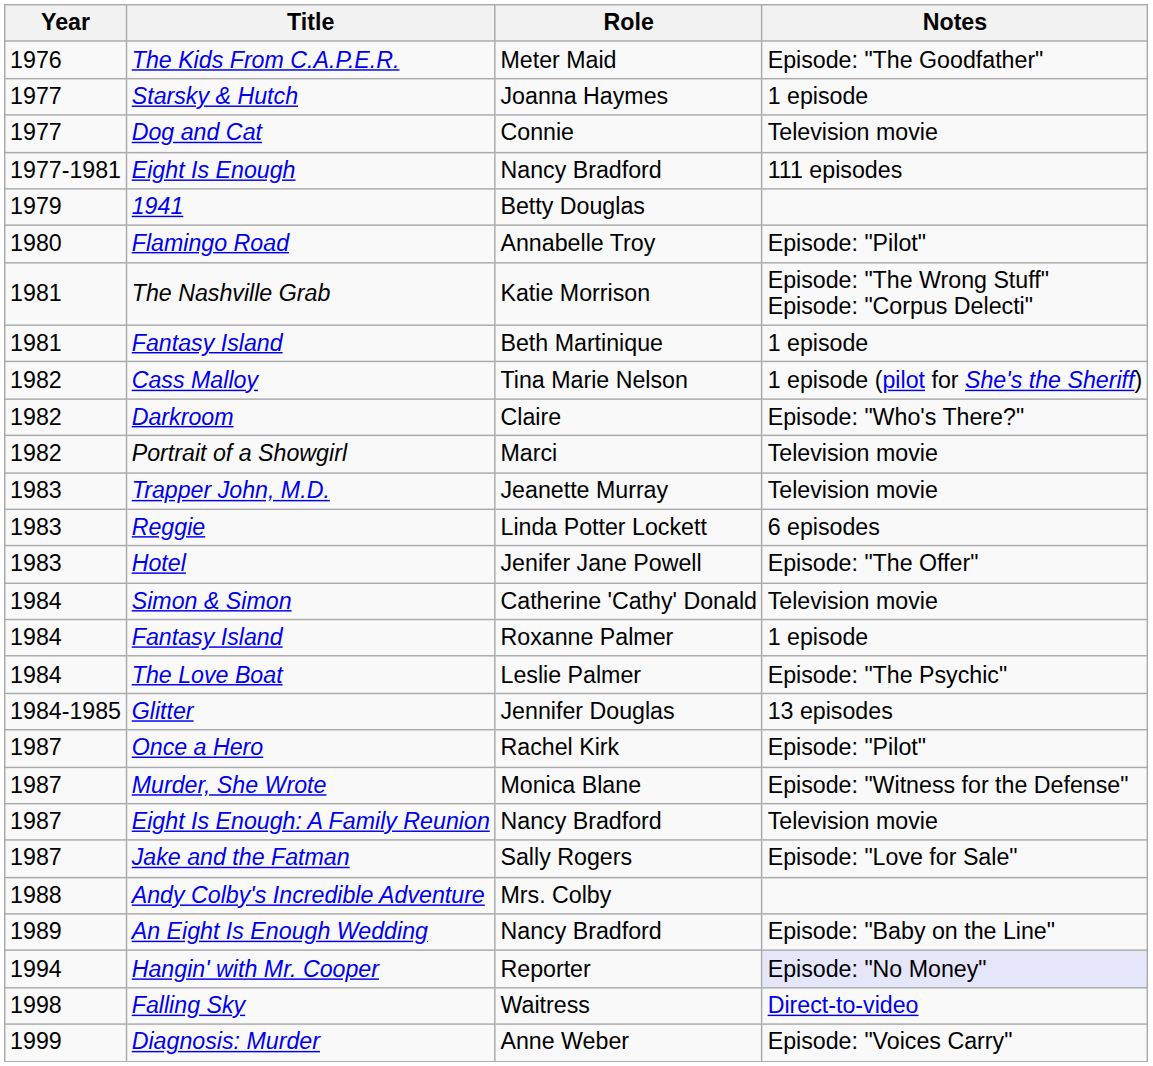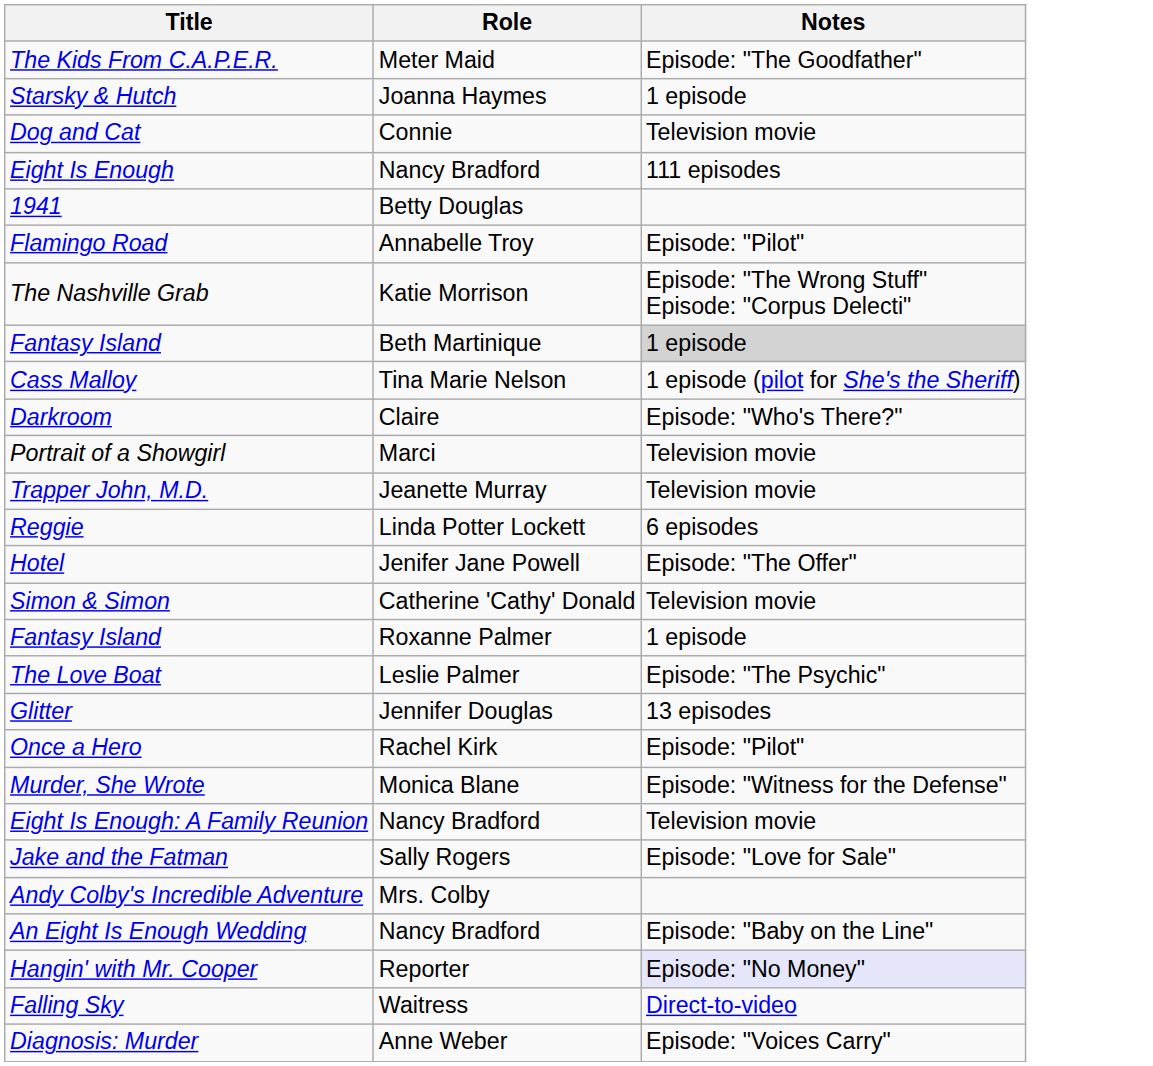- column: (66, 22)
(818, 343) no background -> (696, 343) lightgrey background
